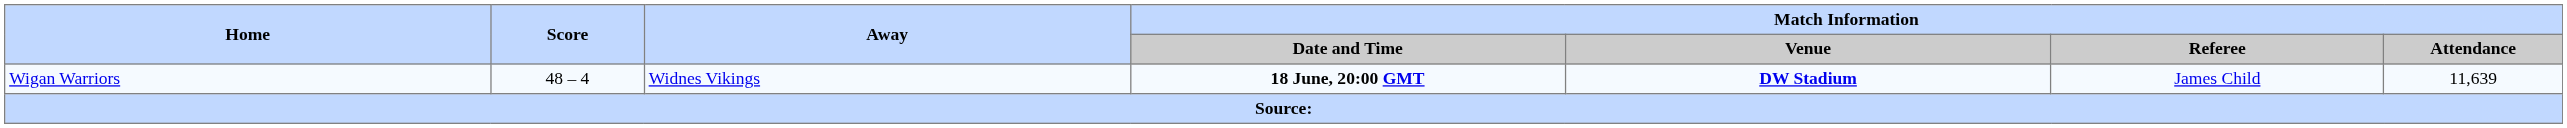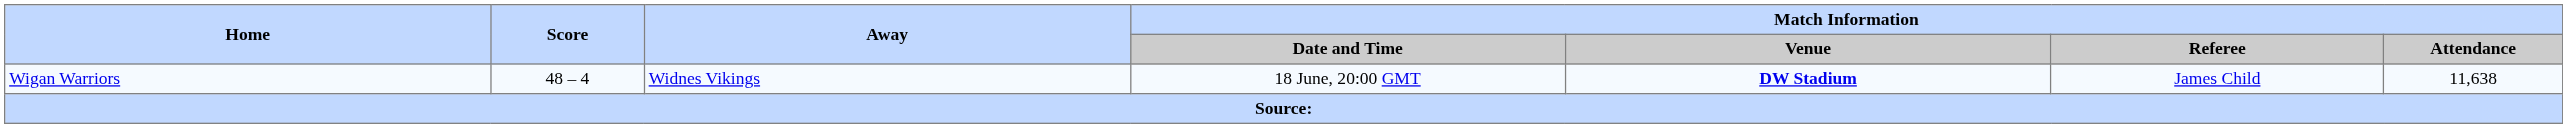(1348, 78) bold -> (1348, 78) normal
(2473, 78) 11,639 -> (2473, 78) 11,638
